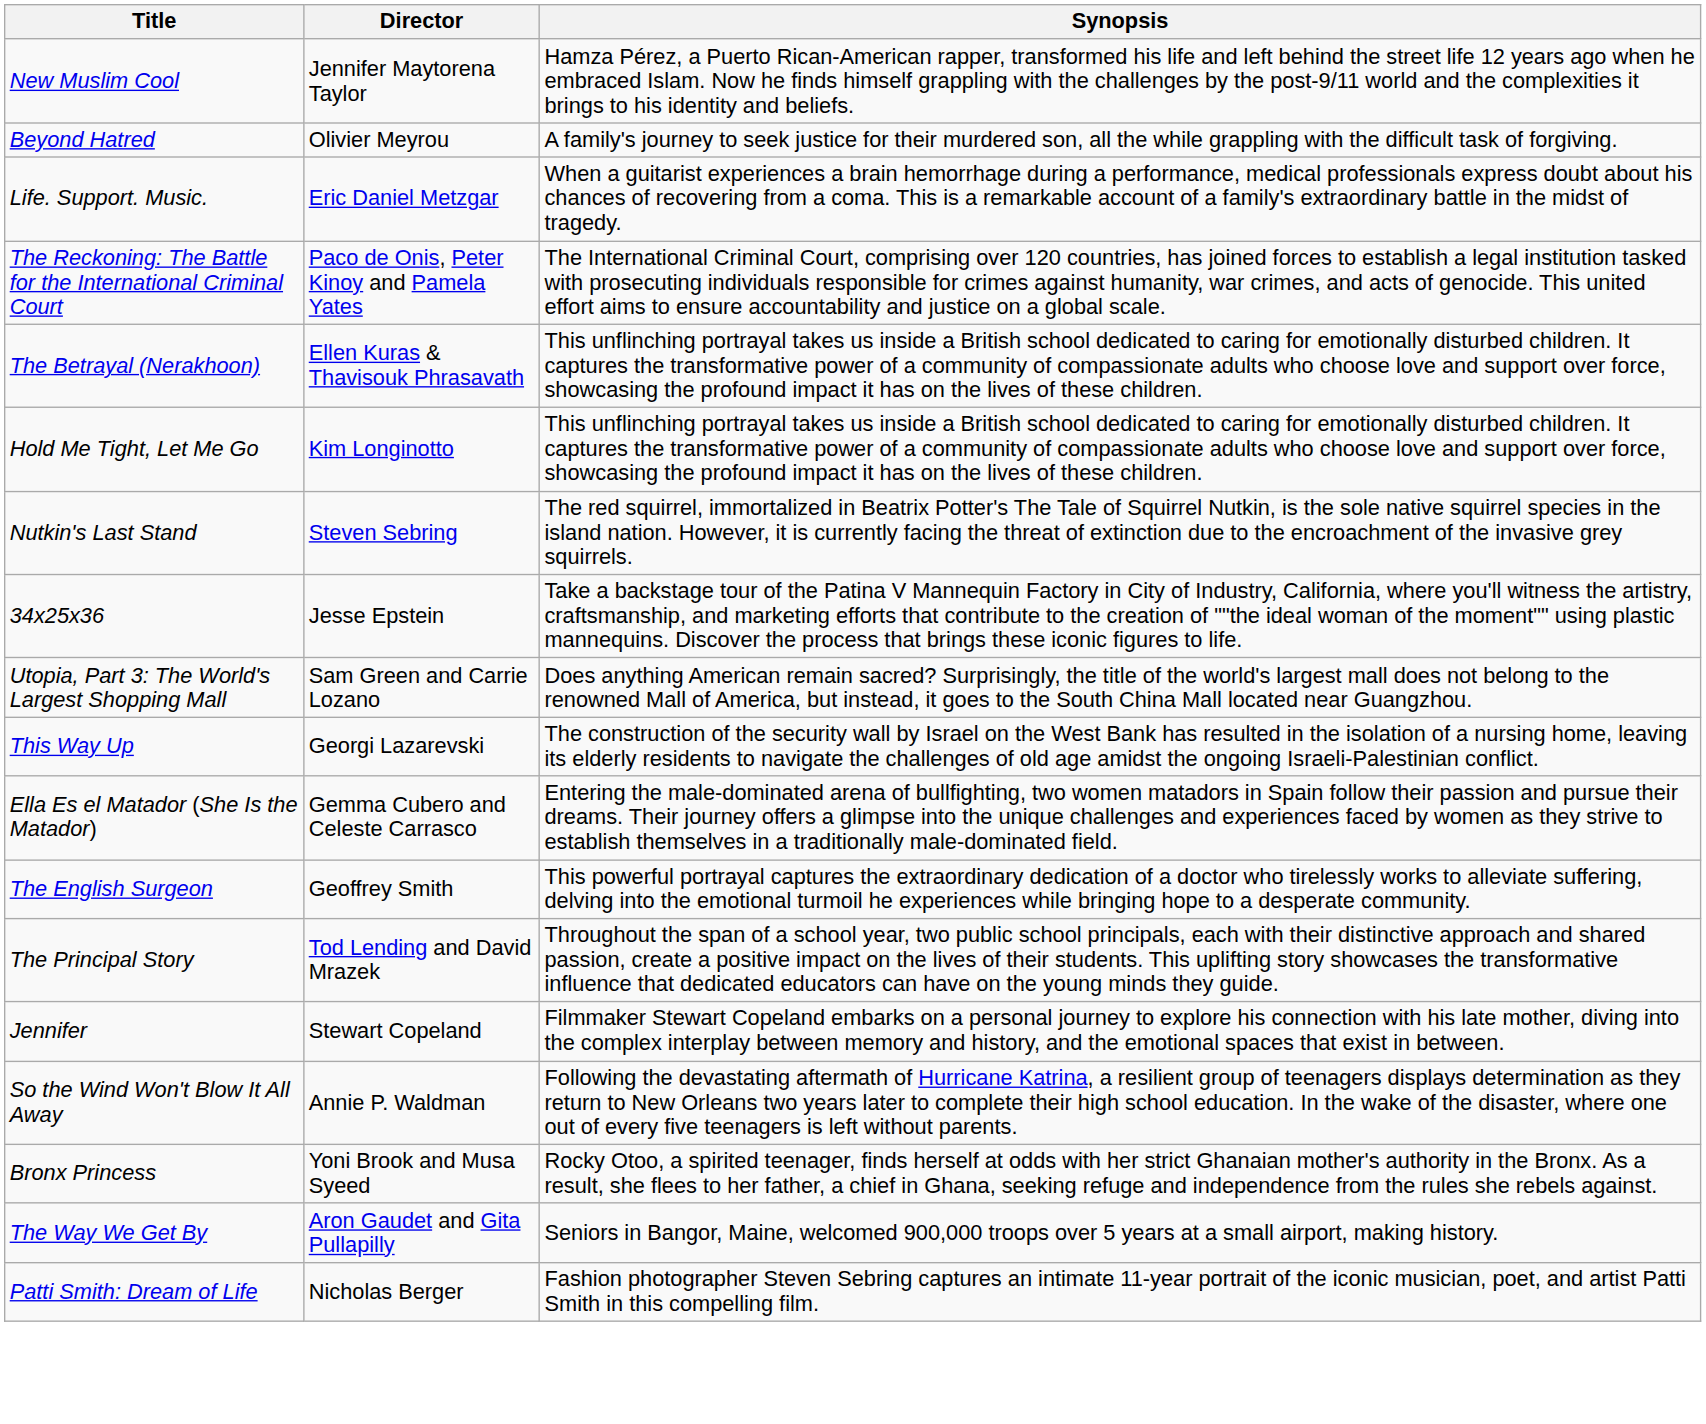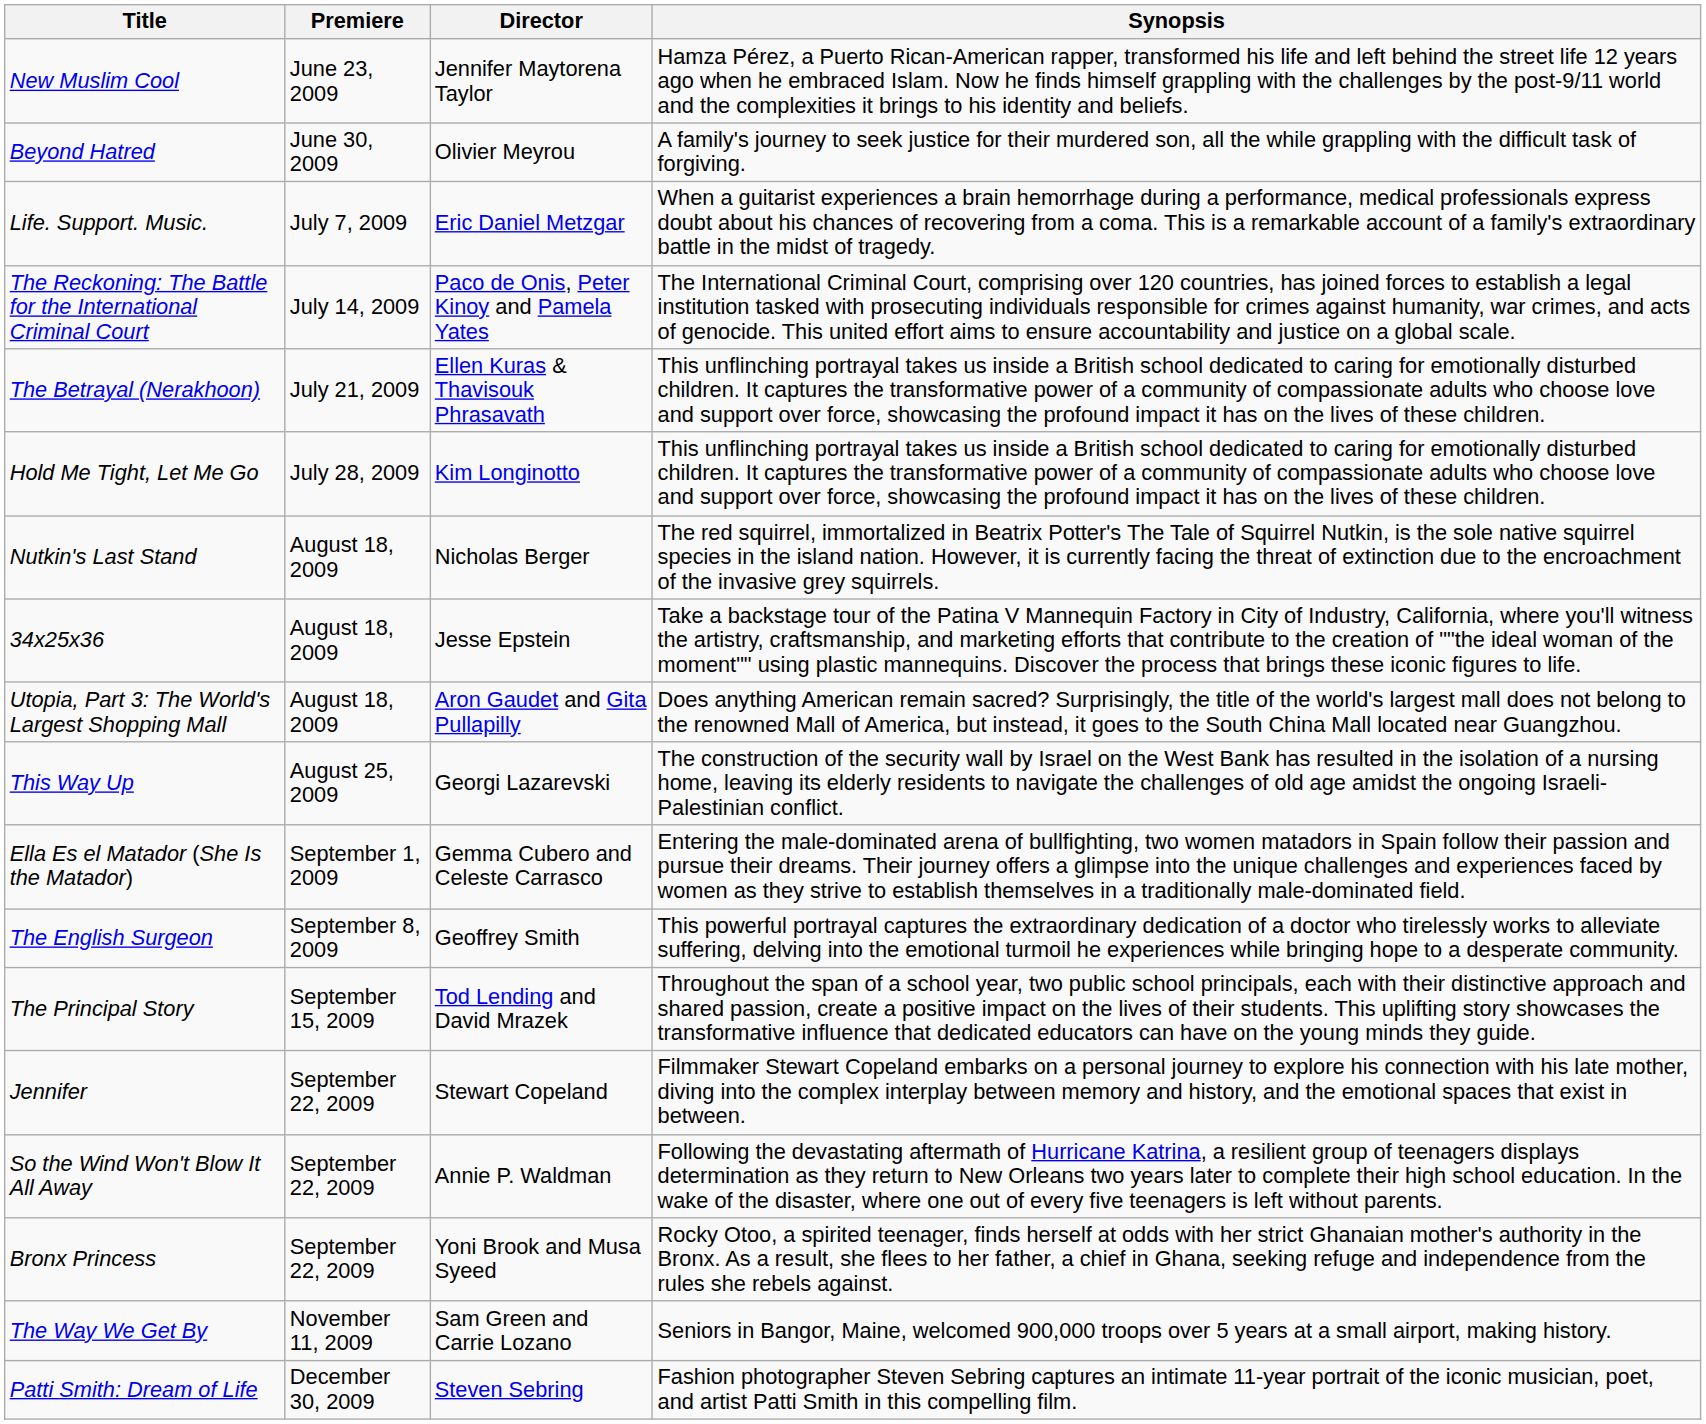+ column: (357, 21)
(383, 532) Steven Sebring -> (512, 557) Nicholas Berger
(418, 687) Sam Green and Carrie Lozano -> (541, 711) Aron Gaudet and Gita Pullapilly
(415, 1232) Aron Gaudet and Gita Pullapilly -> (512, 1330) Sam Green and Carrie Lozano
(386, 1291) Nicholas Berger -> (509, 1389) Steven Sebring
